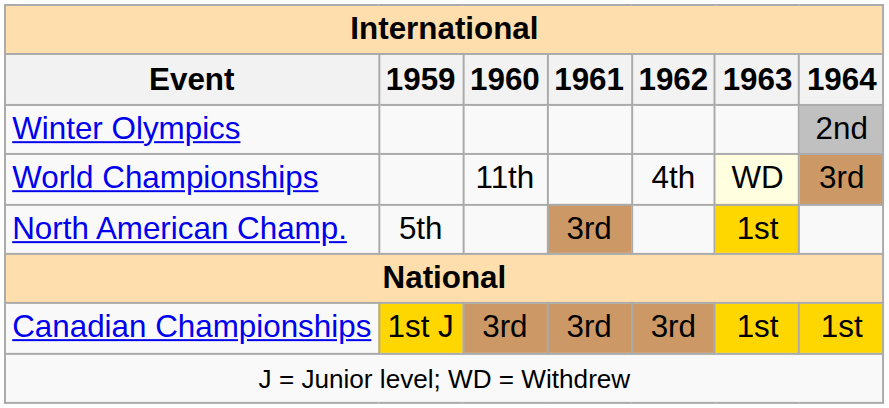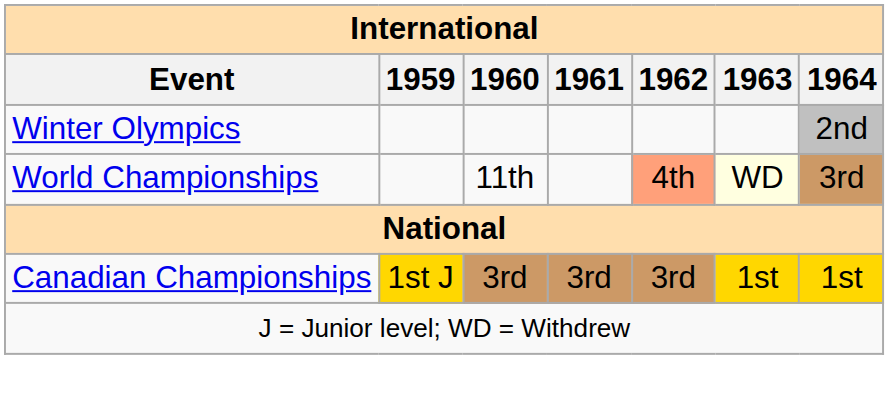(673, 178) no background -> (673, 178) lightsalmon background
- row: (180, 228)
